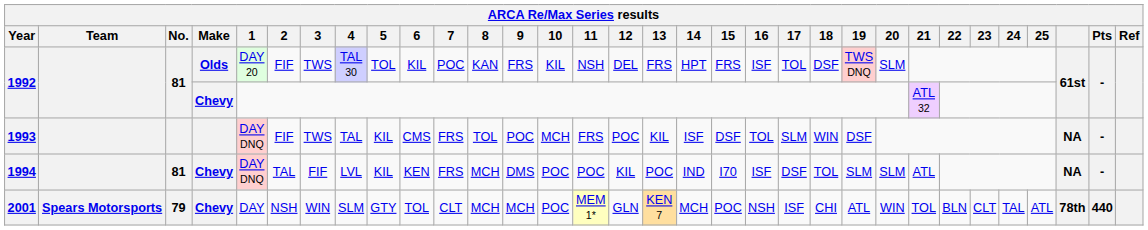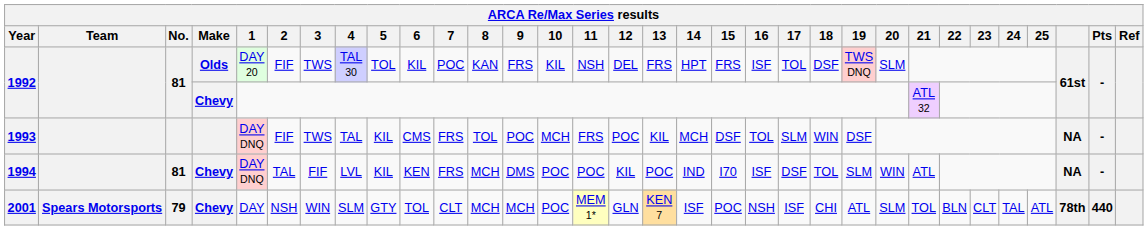(694, 136) ISF -> (694, 136) MCH
(892, 172) SLM -> (892, 172) WIN
(694, 208) MCH -> (694, 208) ISF
(892, 208) WIN -> (892, 208) SLM
